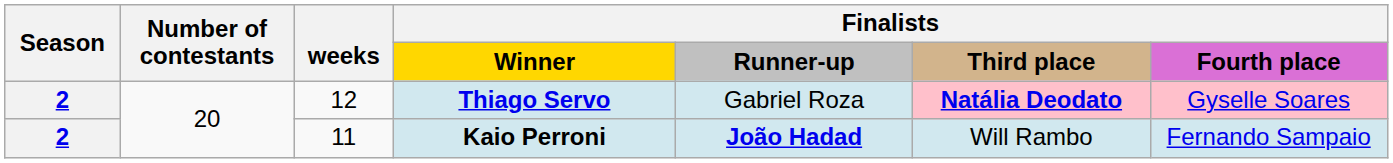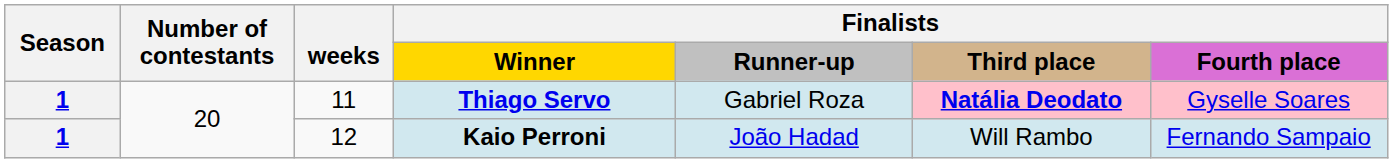(62, 99) 2 -> (62, 99) 1
(344, 99) 12 -> (344, 99) 11
(62, 137) 2 -> (62, 137) 1
(344, 137) 11 -> (344, 137) 12
(794, 137) bold -> (794, 137) normal
